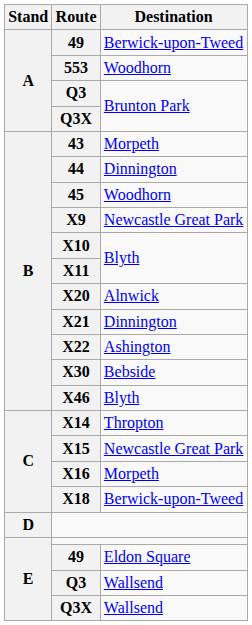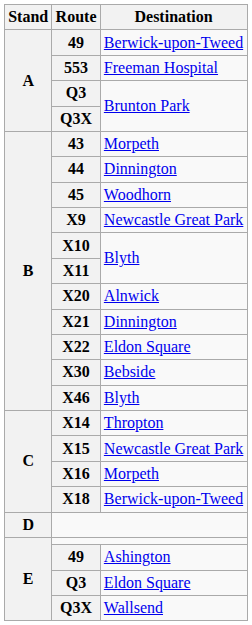(137, 67) Woodhorn -> (161, 67) Freeman Hospital
(137, 347) Ashington -> (147, 347) Eldon Square
(147, 557) Eldon Square -> (137, 557) Ashington
(133, 582) Wallsend -> (147, 582) Eldon Square
